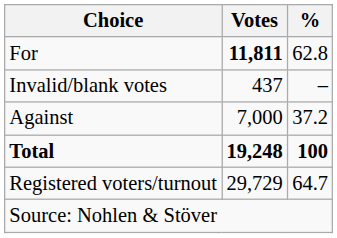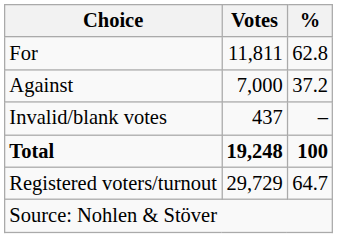(256, 53) bold -> (255, 53) normal
rows swapped: (41, 118) <-> (88, 85)
